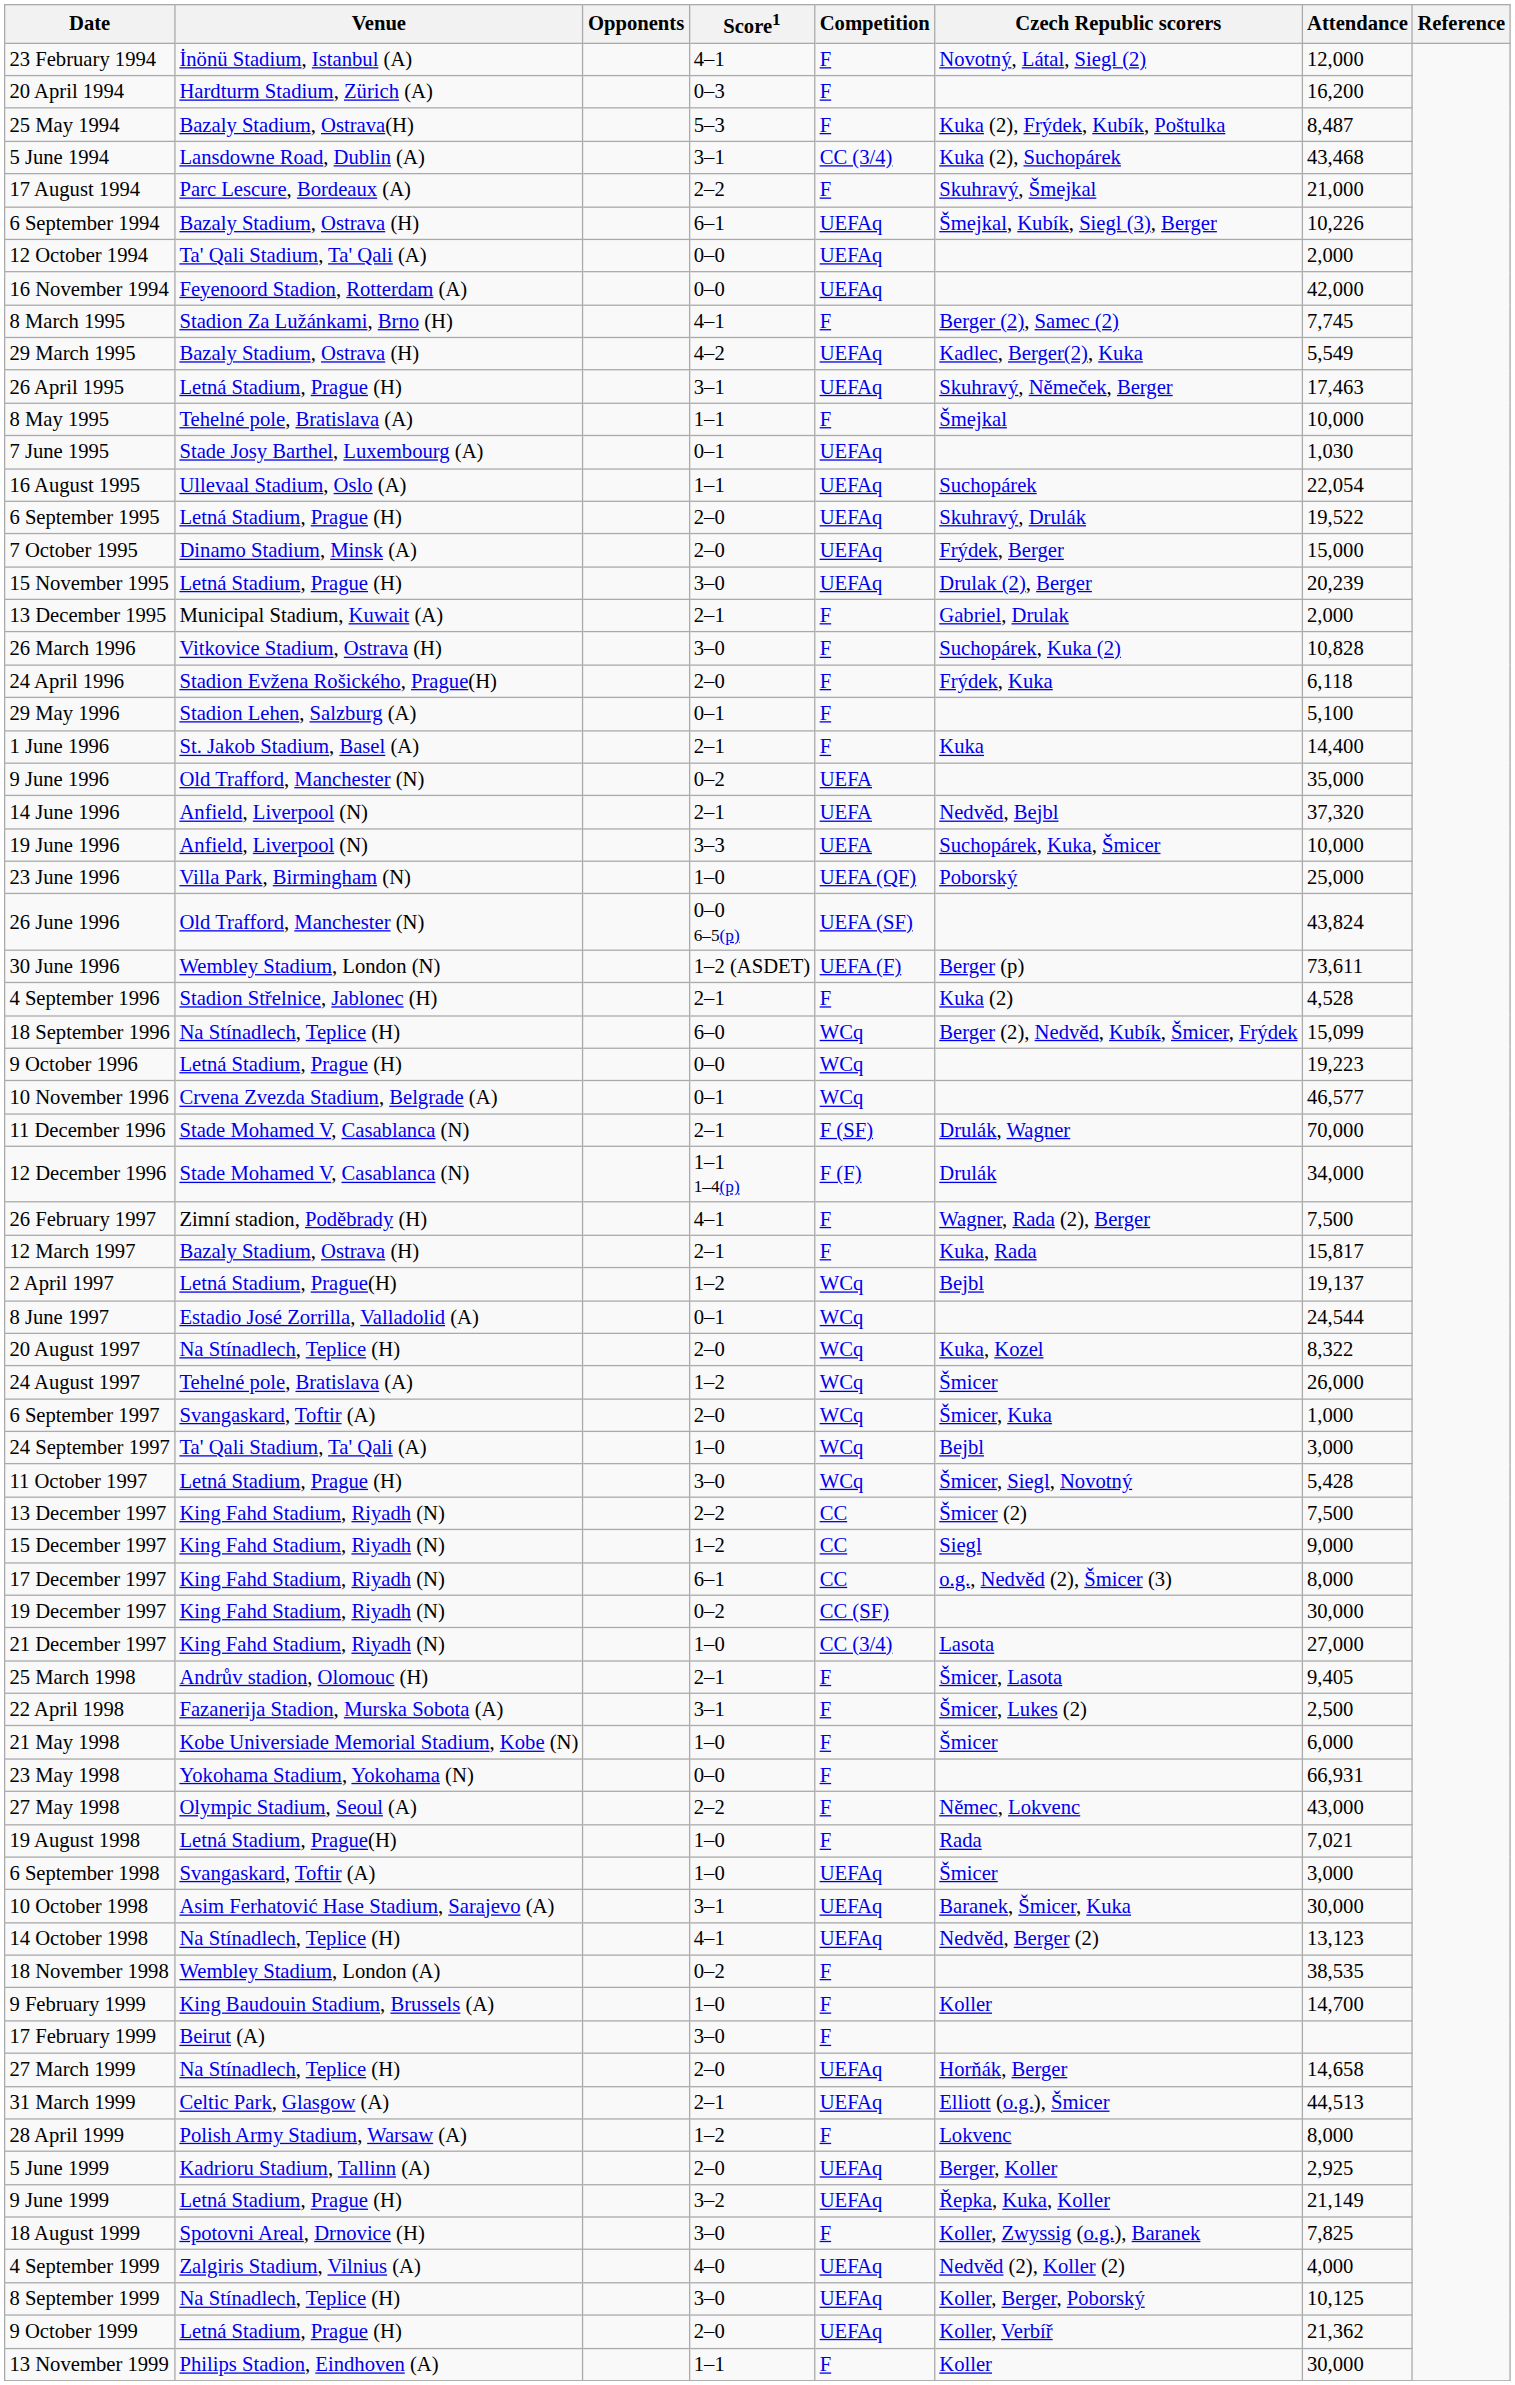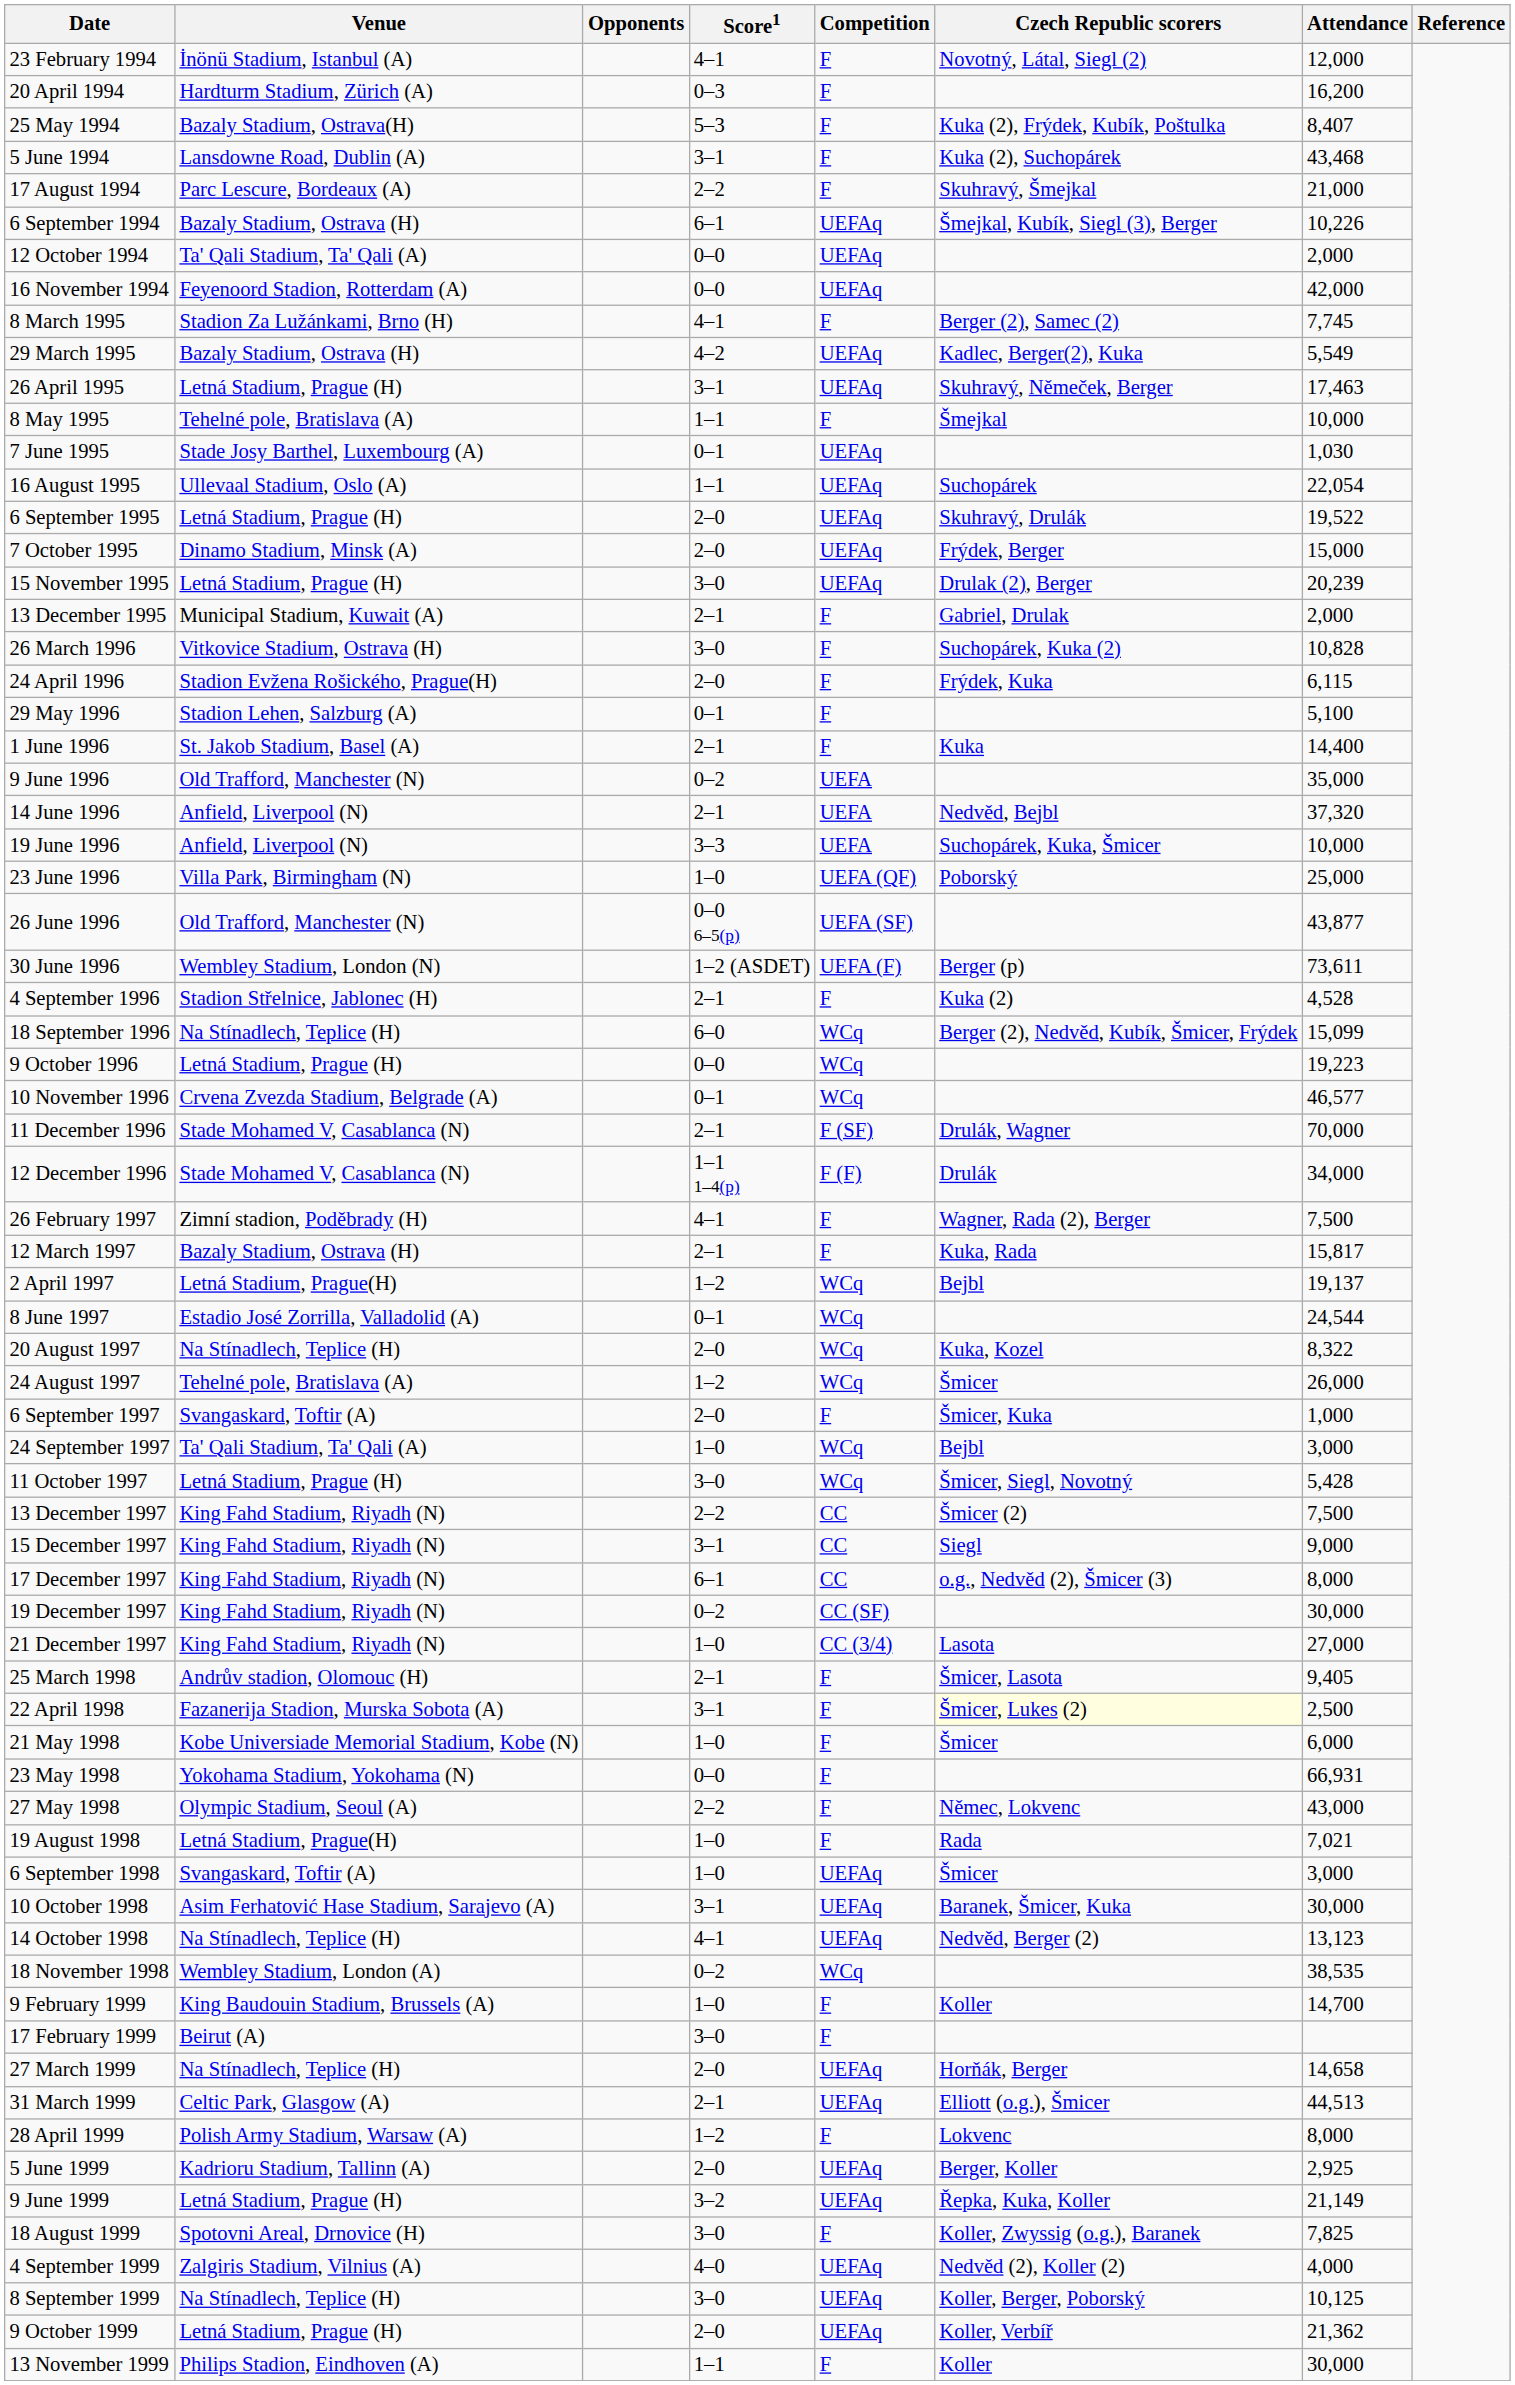(1330, 124) 8,487 -> (1330, 124) 8,407
(856, 157) CC (3/4) -> (825, 157) F
(1330, 681) 6,118 -> (1330, 681) 6,115
(1335, 921) 43,824 -> (1335, 921) 43,877
(841, 1414) WCq -> (825, 1414) F
(712, 1545) 1–2 -> (712, 1545) 3–1
(1013, 1709) no background -> (1013, 1709) lightyellow background
(825, 1971) F -> (841, 1971) WCq
